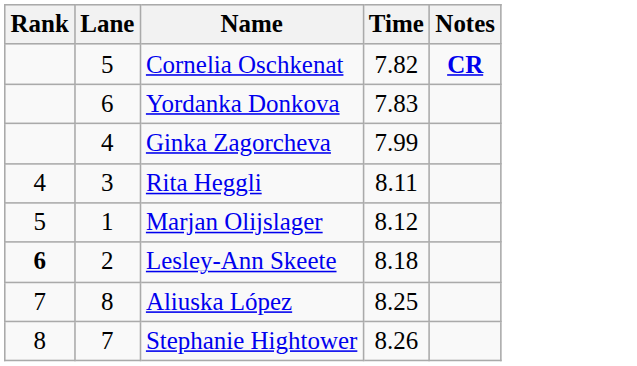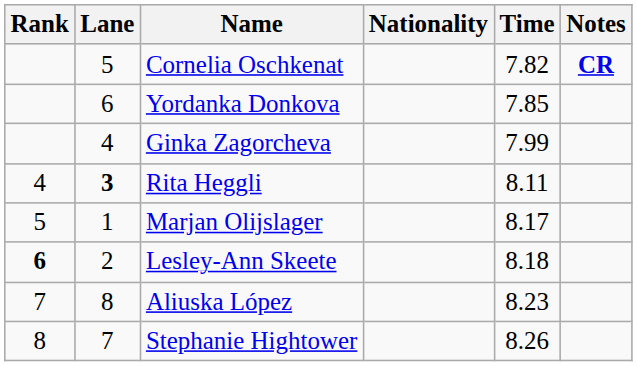+ column: (428, 24)
(396, 103) 7.83 -> (527, 103) 7.85
(107, 182) normal -> (107, 182) bold
(396, 222) 8.12 -> (527, 222) 8.17
(396, 301) 8.25 -> (527, 301) 8.23
